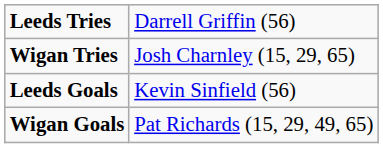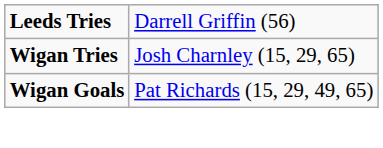- row: (64, 89)
